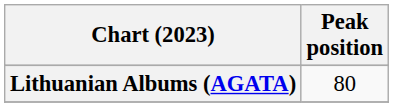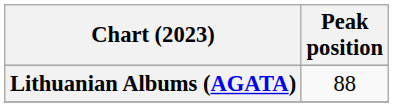(345, 83) 80 -> (345, 83) 88
